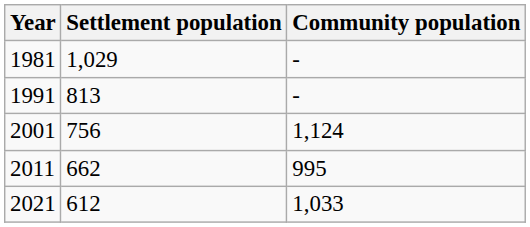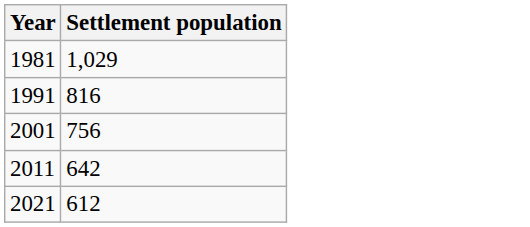- column: (406, 22)
(83, 95) 813 -> (83, 95) 816
(83, 167) 662 -> (83, 167) 642
